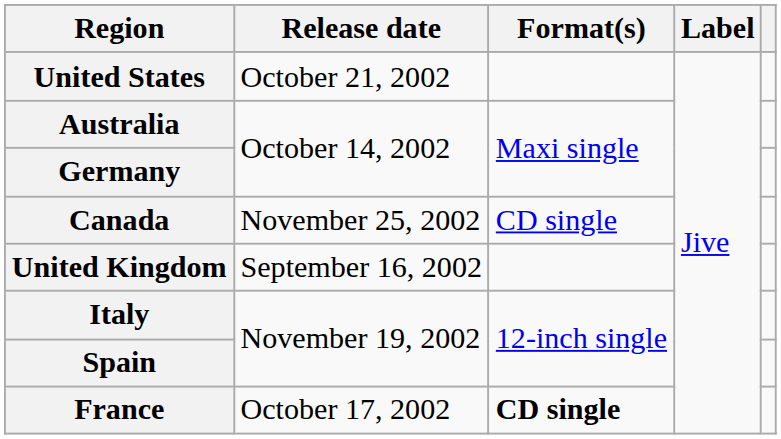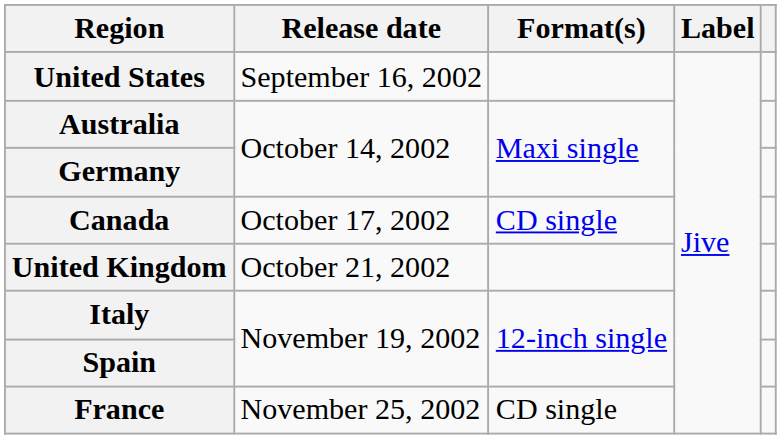(345, 76) October 21, 2002 -> (361, 76) September 16, 2002
(360, 219) November 25, 2002 -> (345, 219) October 17, 2002
(361, 266) September 16, 2002 -> (345, 266) October 21, 2002
(345, 409) October 17, 2002 -> (360, 409) November 25, 2002
(558, 409) bold -> (556, 409) normal
